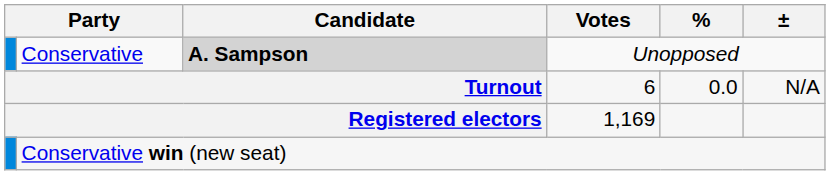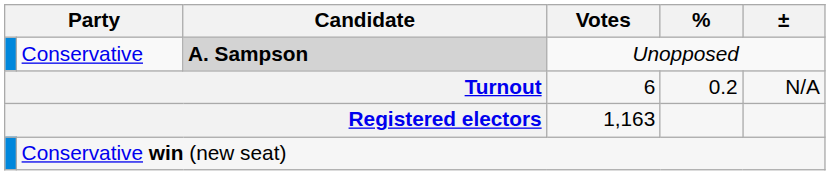(723, 86) 0.0 -> (723, 86) 0.2
(629, 119) 1,169 -> (629, 119) 1,163
